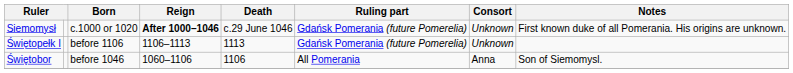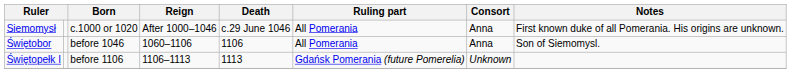(181, 28) bold -> (179, 28) normal
(382, 28) Gdańsk Pomerania (future Pomerelia) -> (326, 28) All Pomerania
(493, 28) Unknown -> (481, 28) Anna
rows swapped: (29, 60) <-> (34, 44)
